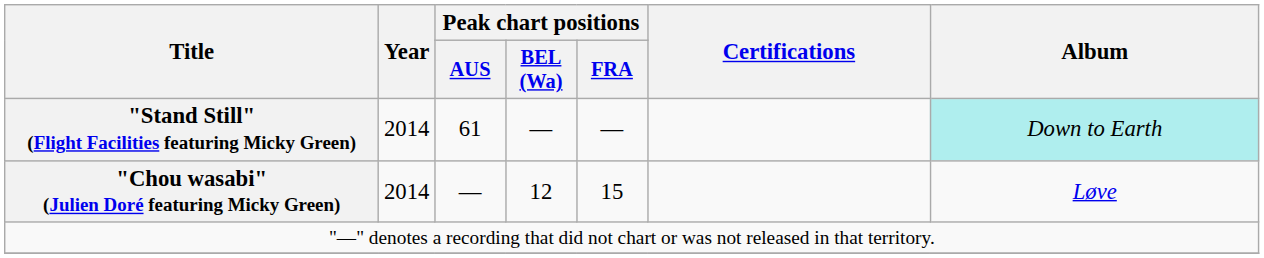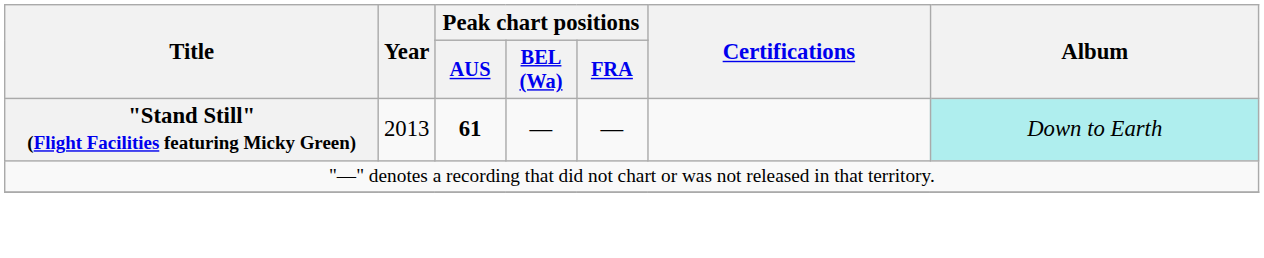(407, 129) 2014 -> (407, 129) 2013
(470, 129) normal -> (470, 129) bold
- row: (192, 190)
